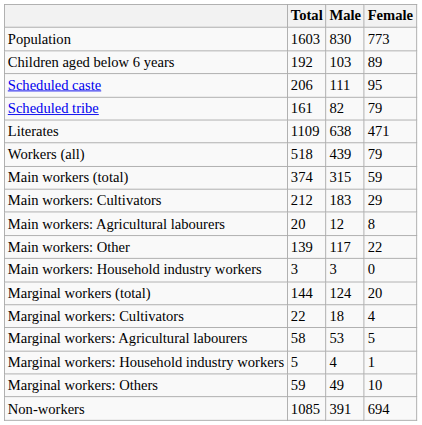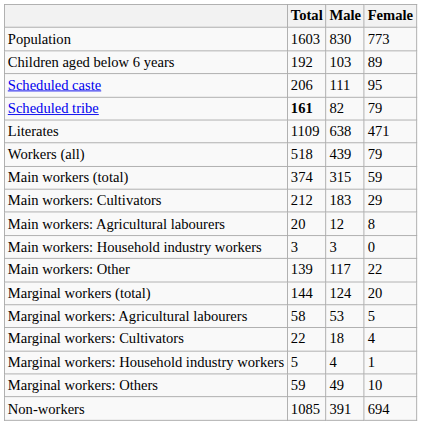(302, 108) normal -> (302, 108) bold
rows swapped: (135, 270) <-> (69, 246)
rows swapped: (96, 316) <-> (128, 339)
